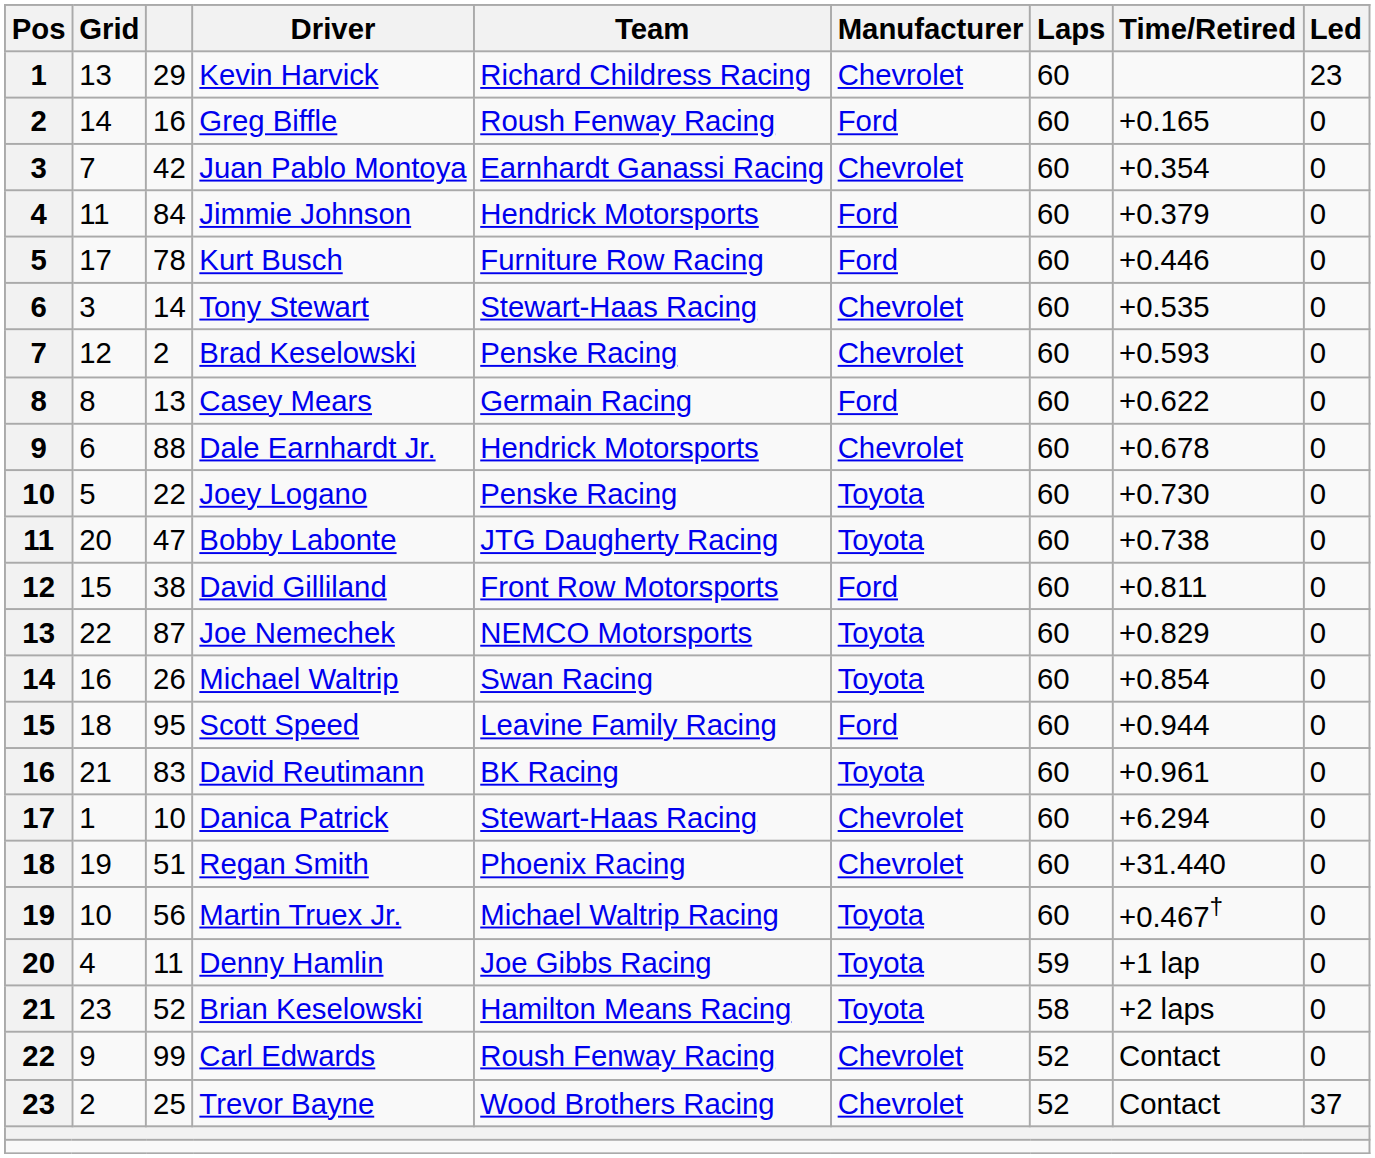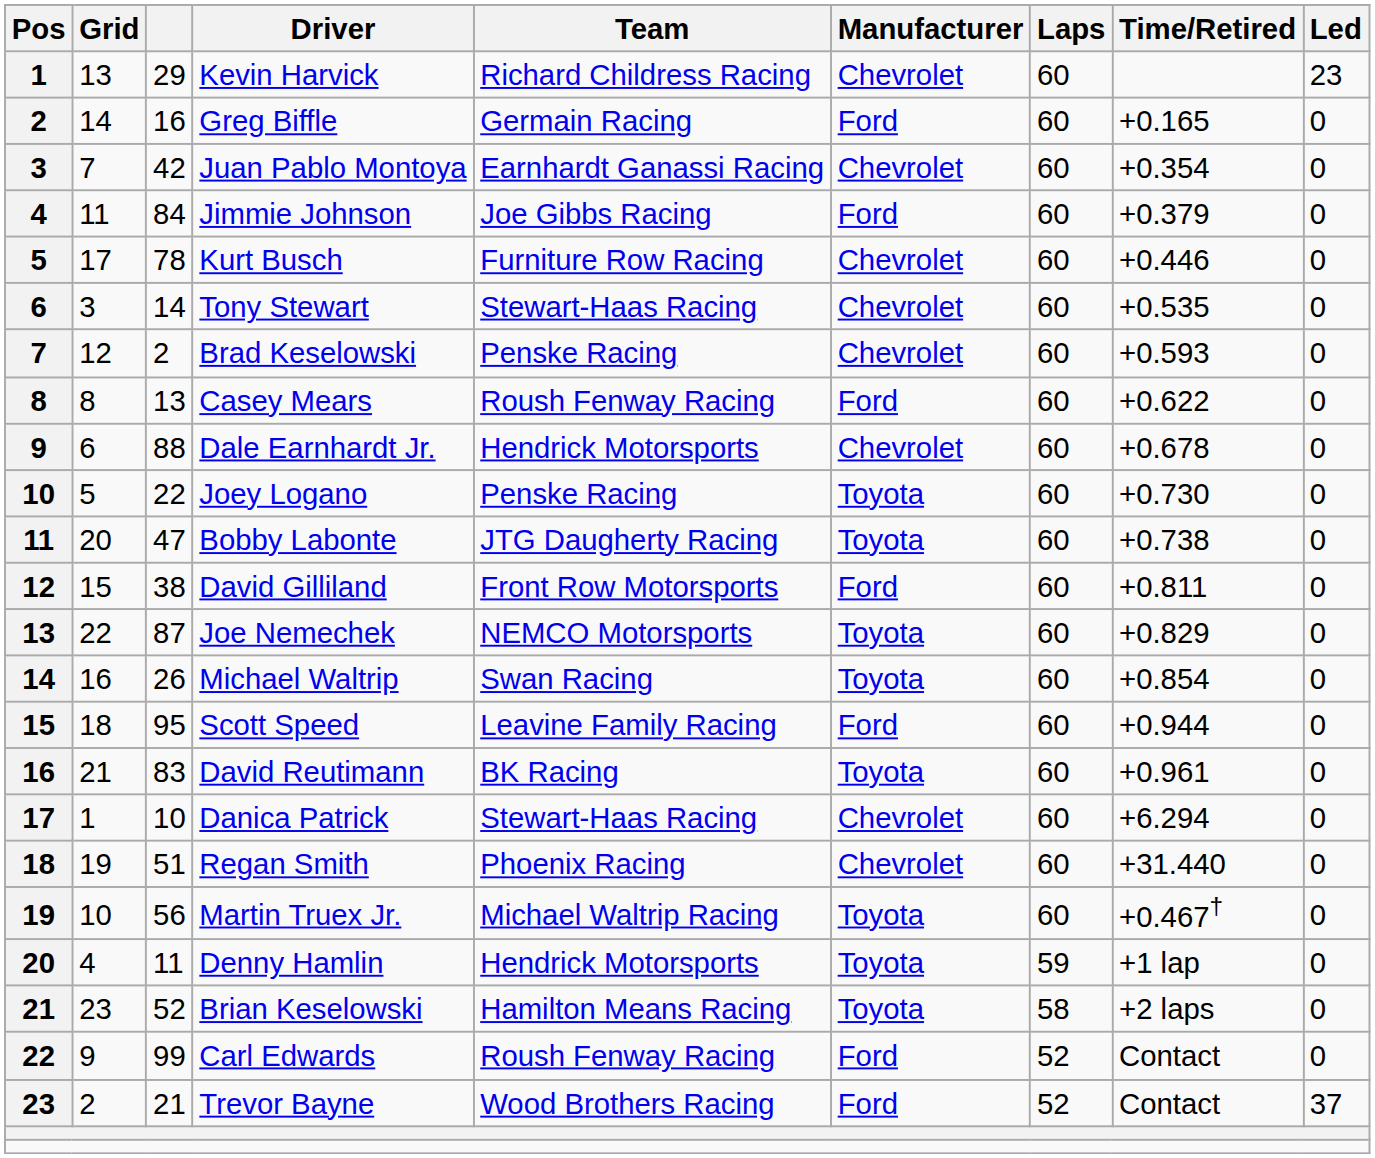(628, 121) Roush Fenway Racing -> (586, 121) Germain Racing
(620, 214) Hendrick Motorsports -> (596, 214) Joe Gibbs Racing
(868, 261) Ford -> (900, 261) Chevrolet
(586, 400) Germain Racing -> (628, 400) Roush Fenway Racing
(596, 963) Joe Gibbs Racing -> (620, 963) Hendrick Motorsports
(900, 1056) Chevrolet -> (868, 1056) Ford
(169, 1102) 25 -> (169, 1102) 21
(900, 1102) Chevrolet -> (868, 1102) Ford
